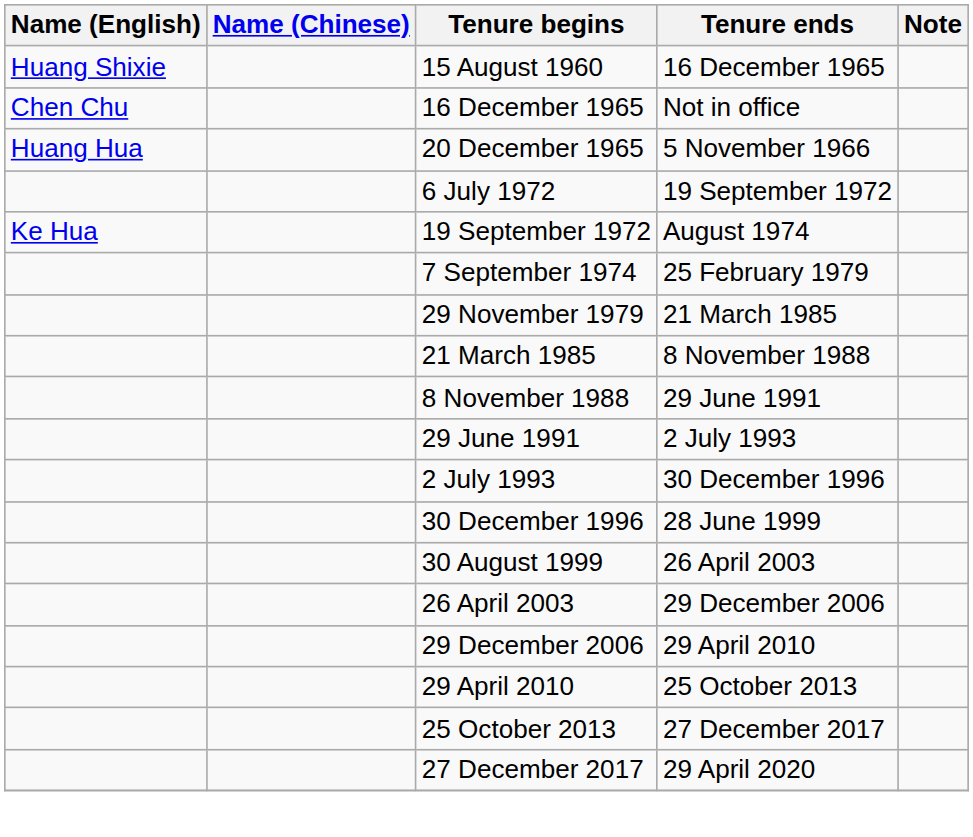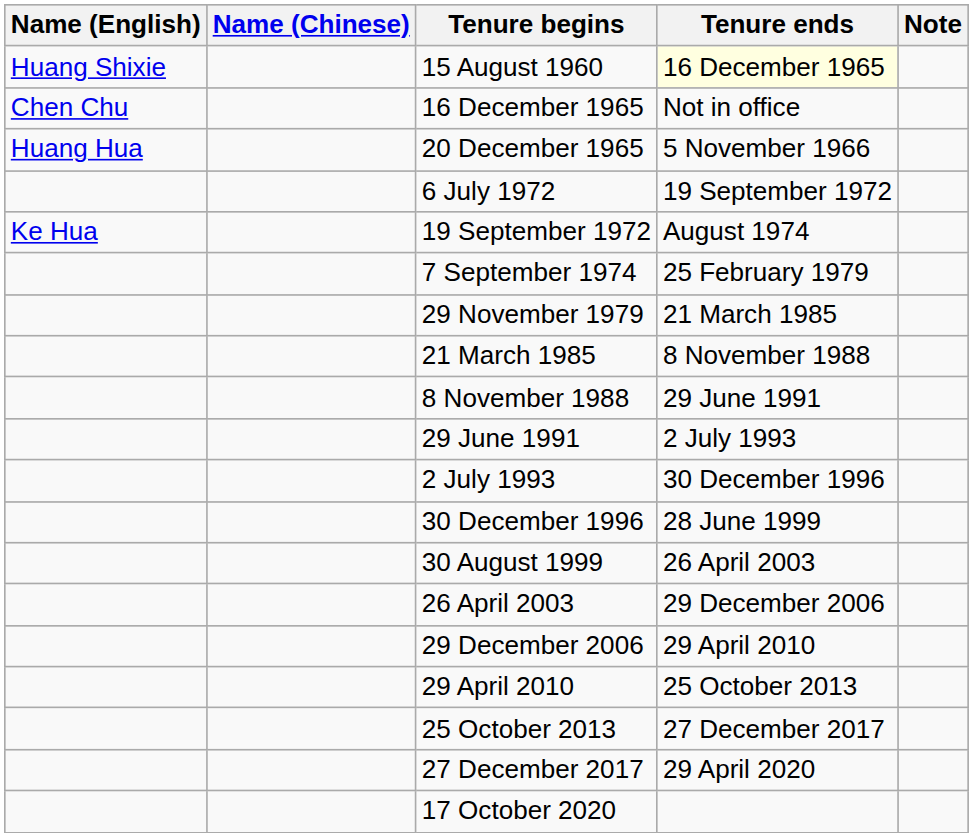(774, 66) no background -> (774, 66) lightyellow background
+ row: (519, 811)
